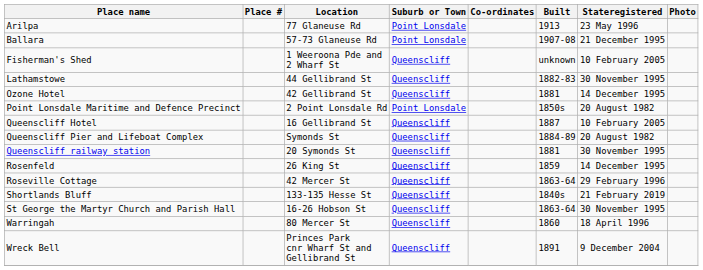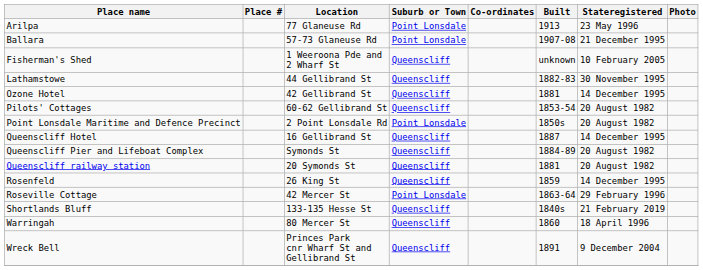+ row: (49, 108)
(622, 123) 10 February 2005 -> (622, 137) 14 December 1995
(622, 151) 30 November 1995 -> (617, 166) 20 August 1982
(421, 180) Queenscliff -> (429, 195) Point Lonsdale
- row: (121, 209)
